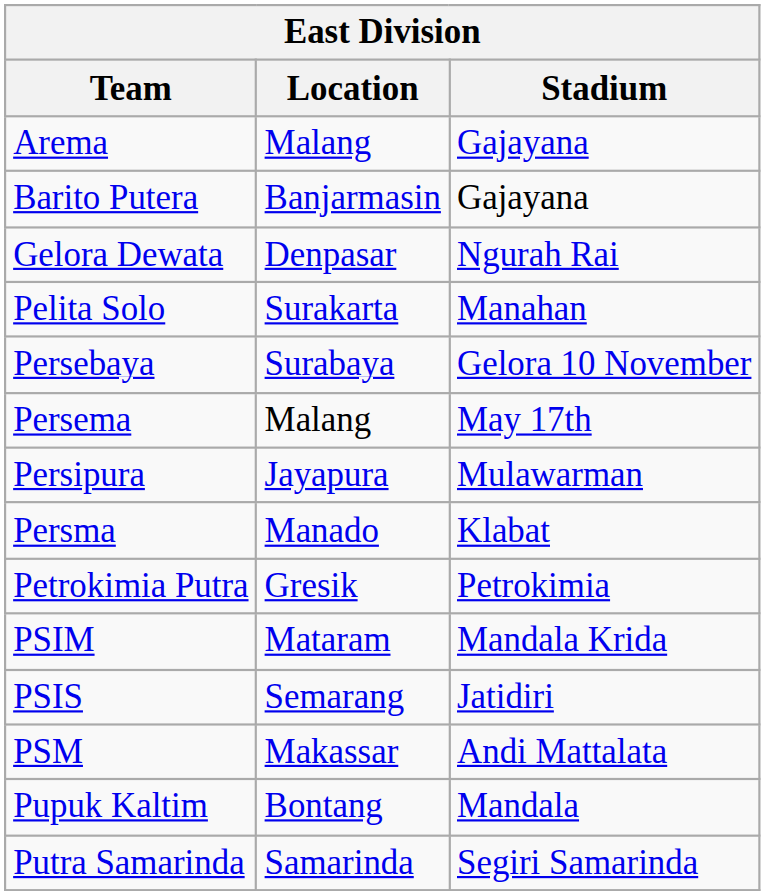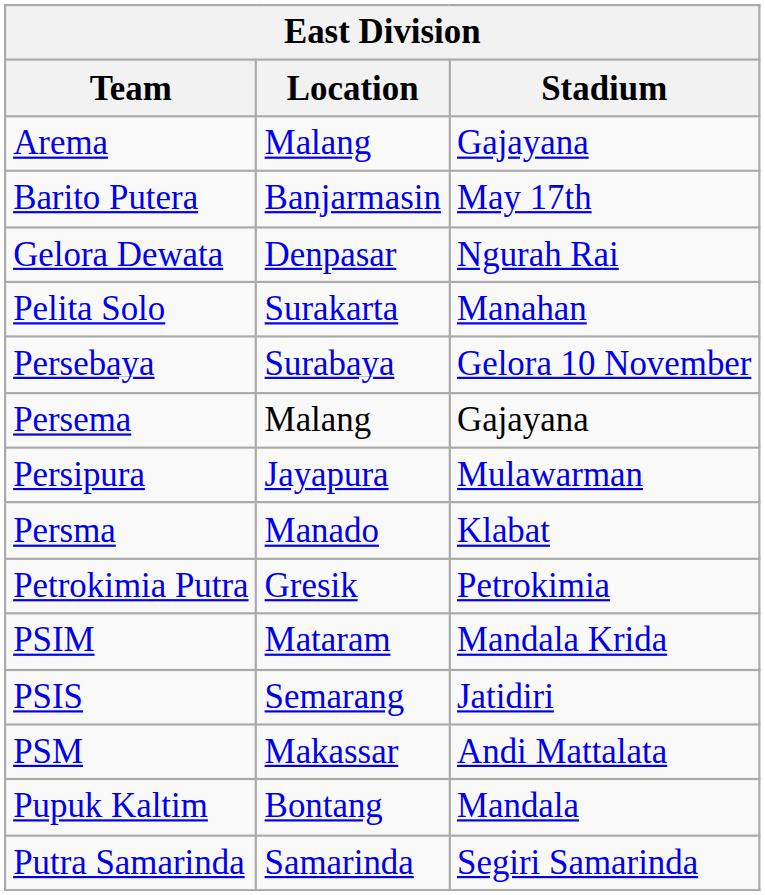(523, 198) Gajayana -> (524, 198) May 17th
(524, 419) May 17th -> (523, 419) Gajayana
